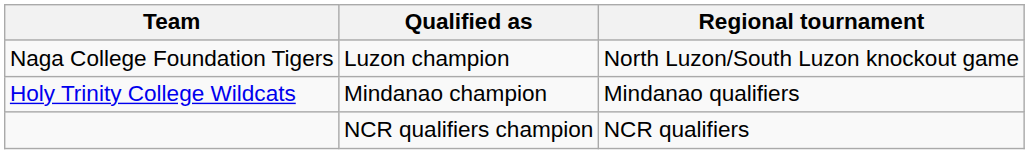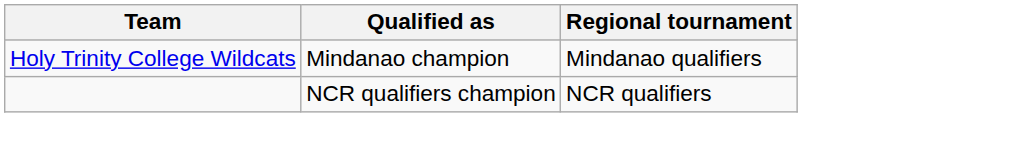- row: (172, 58)
